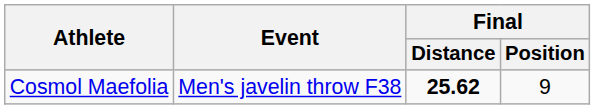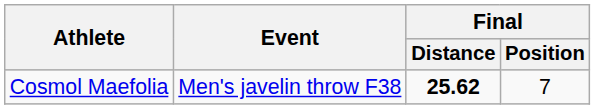(545, 87) 9 -> (545, 87) 7
